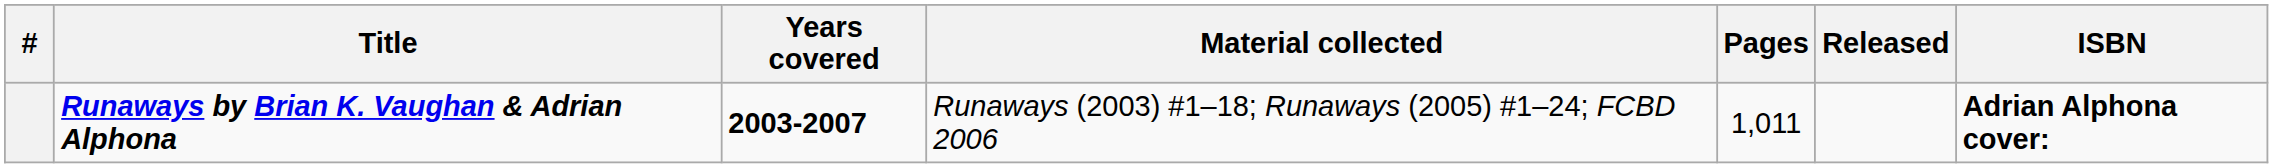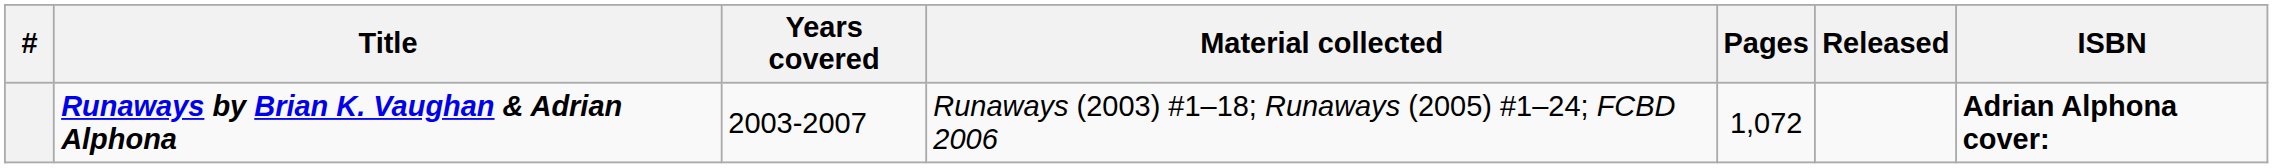(798, 122) bold -> (798, 122) normal
(1766, 122) 1,011 -> (1766, 122) 1,072
